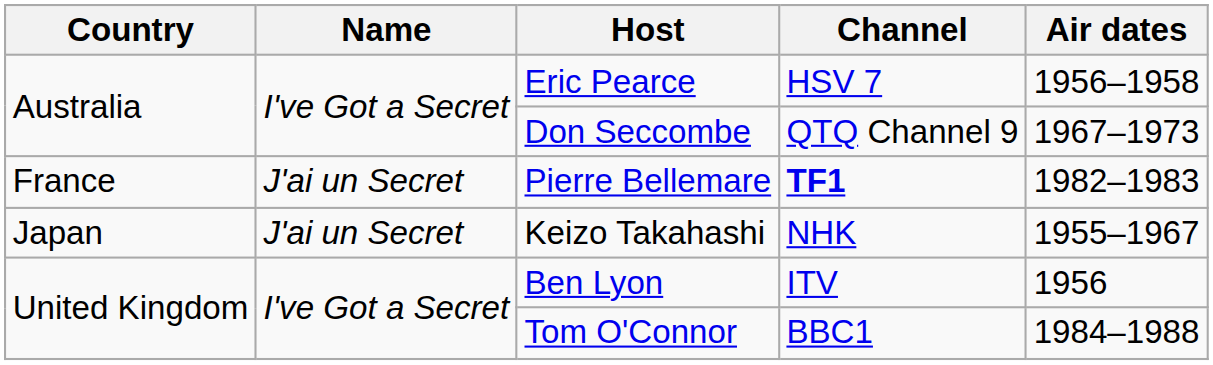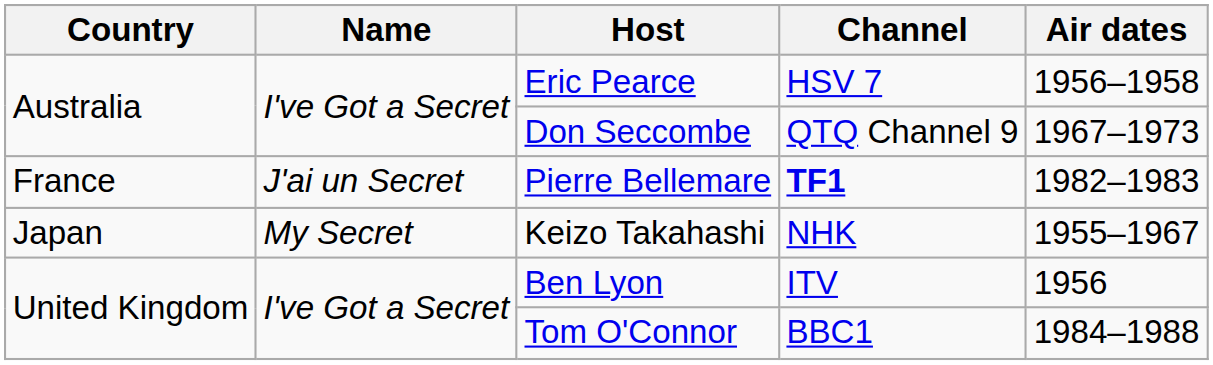(363, 232) J'ai un Secret -> (338, 232) My Secret
